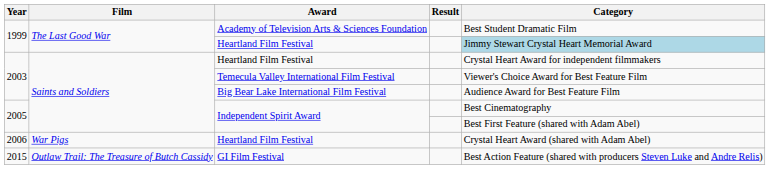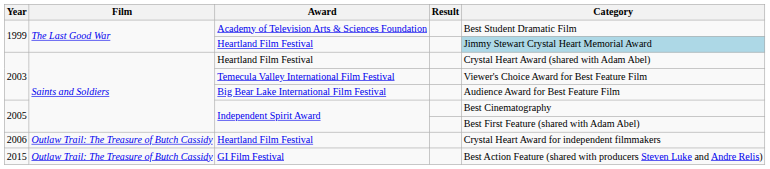(562, 60) Crystal Heart Award for independent filmmakers -> (557, 60) Crystal Heart Award (shared with Adam Abel)
(50, 140) War Pigs -> (122, 140) Outlaw Trail: The Treasure of Butch Cassidy
(557, 140) Crystal Heart Award (shared with Adam Abel) -> (562, 140) Crystal Heart Award for independent filmmakers
